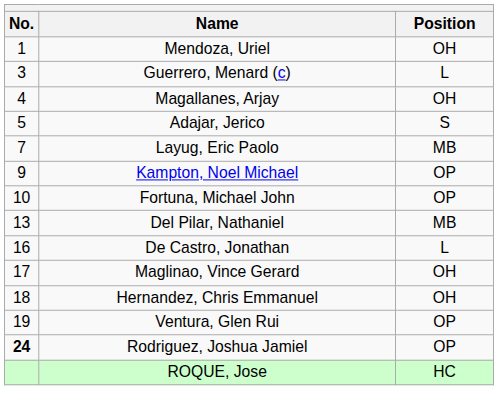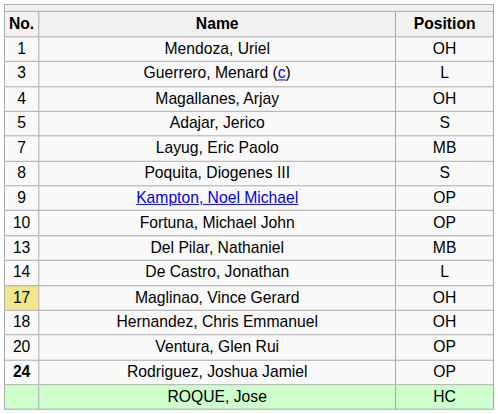+ row: (217, 173)
(22, 247) 16 -> (22, 272) 14
(22, 272) no background -> (22, 297) khaki background
(22, 322) 19 -> (22, 347) 20
